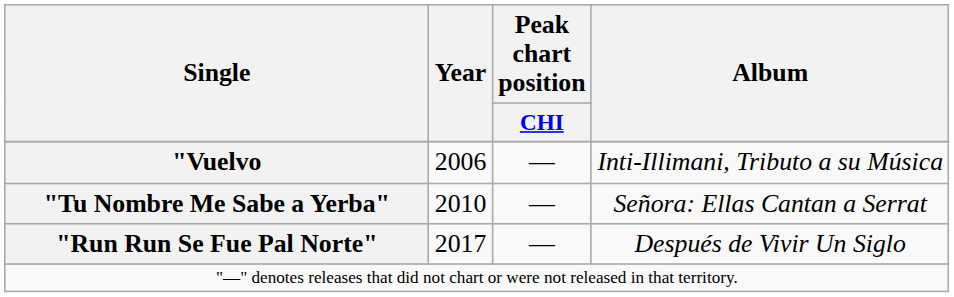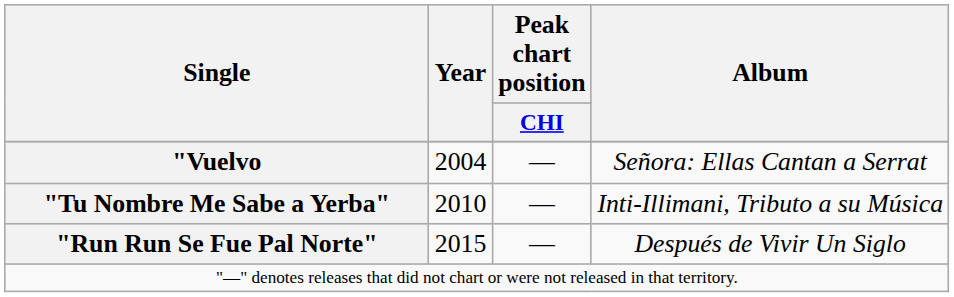(461, 161) 2006 -> (461, 161) 2004
(770, 161) Inti-Illimani, Tributo a su Música -> (770, 161) Señora: Ellas Cantan a Serrat
(770, 202) Señora: Ellas Cantan a Serrat -> (770, 202) Inti-Illimani, Tributo a su Música
(461, 243) 2017 -> (461, 243) 2015
